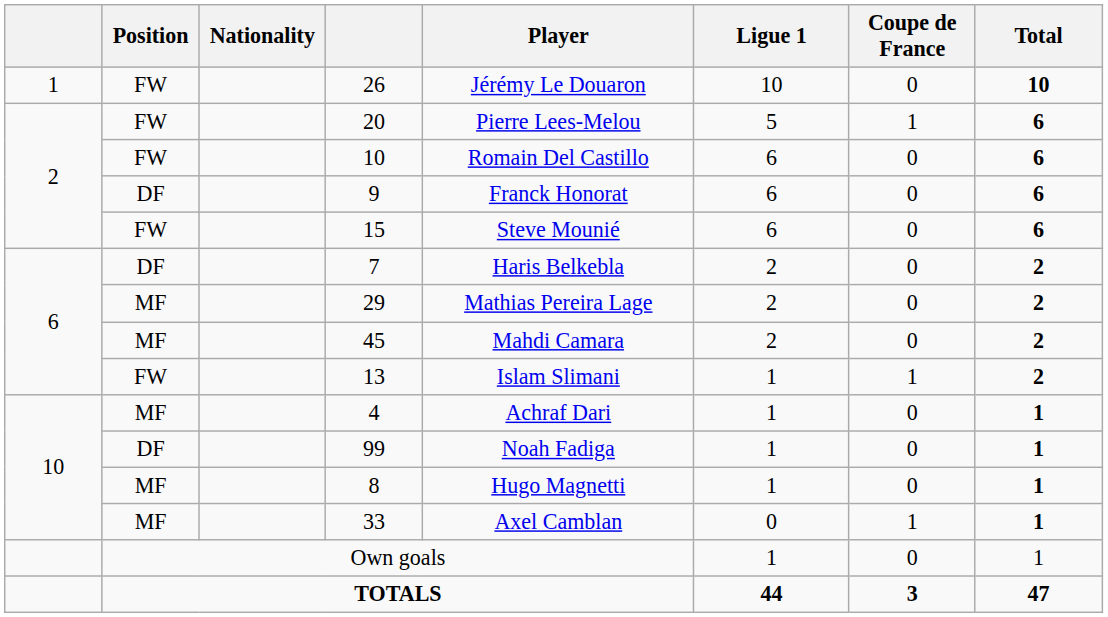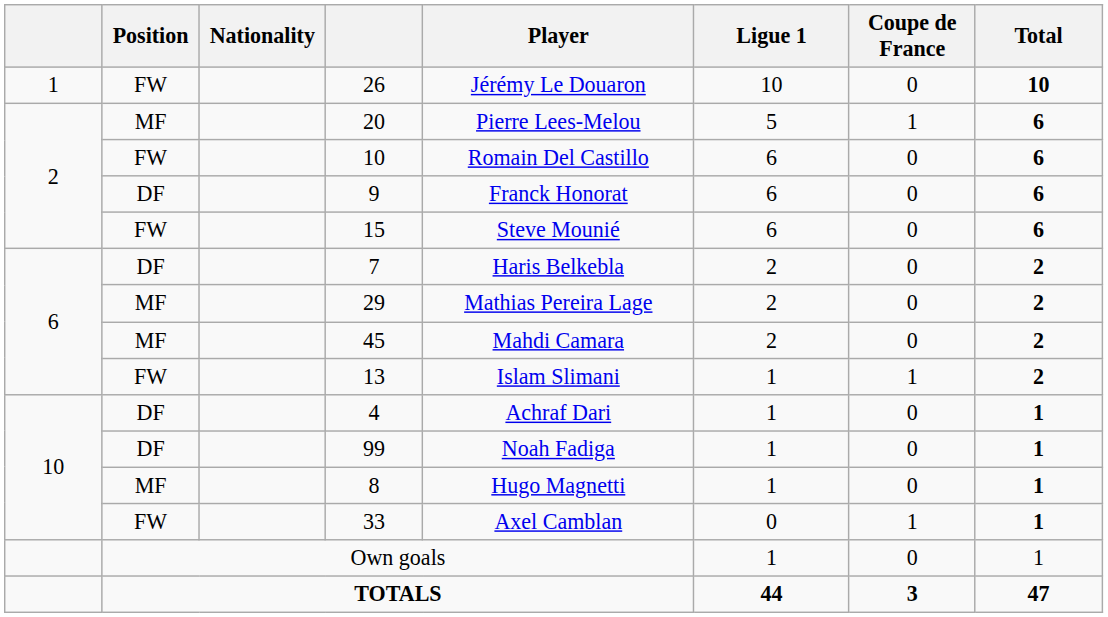(151, 121) FW -> (151, 121) MF
(151, 412) MF -> (151, 412) DF
(151, 521) MF -> (151, 521) FW
